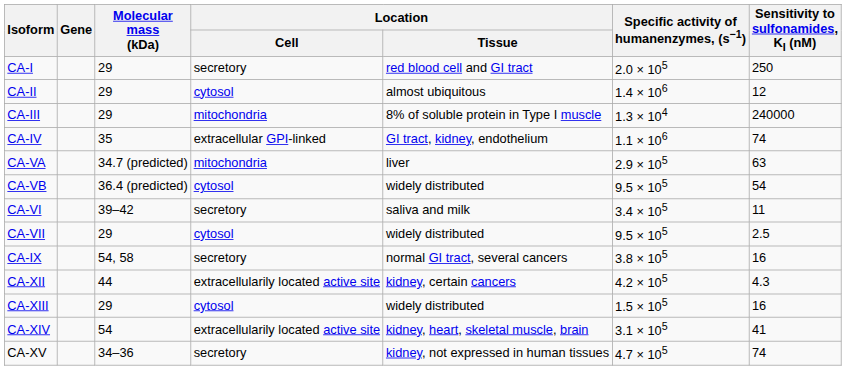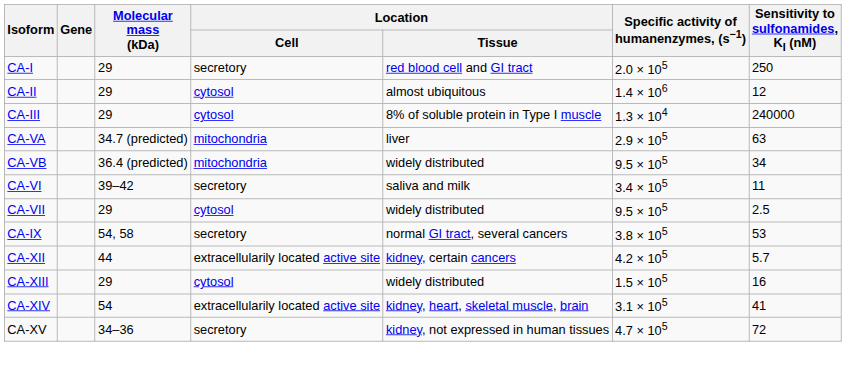(230, 115) mitochondria -> (214, 115) cytosol
- row: (24, 139)
(214, 186) cytosol -> (230, 163) mitochondria
(759, 186) 54 -> (759, 163) 34
(759, 258) 16 -> (759, 234) 53
(761, 281) 4.3 -> (761, 258) 5.7
(759, 353) 74 -> (759, 329) 72
